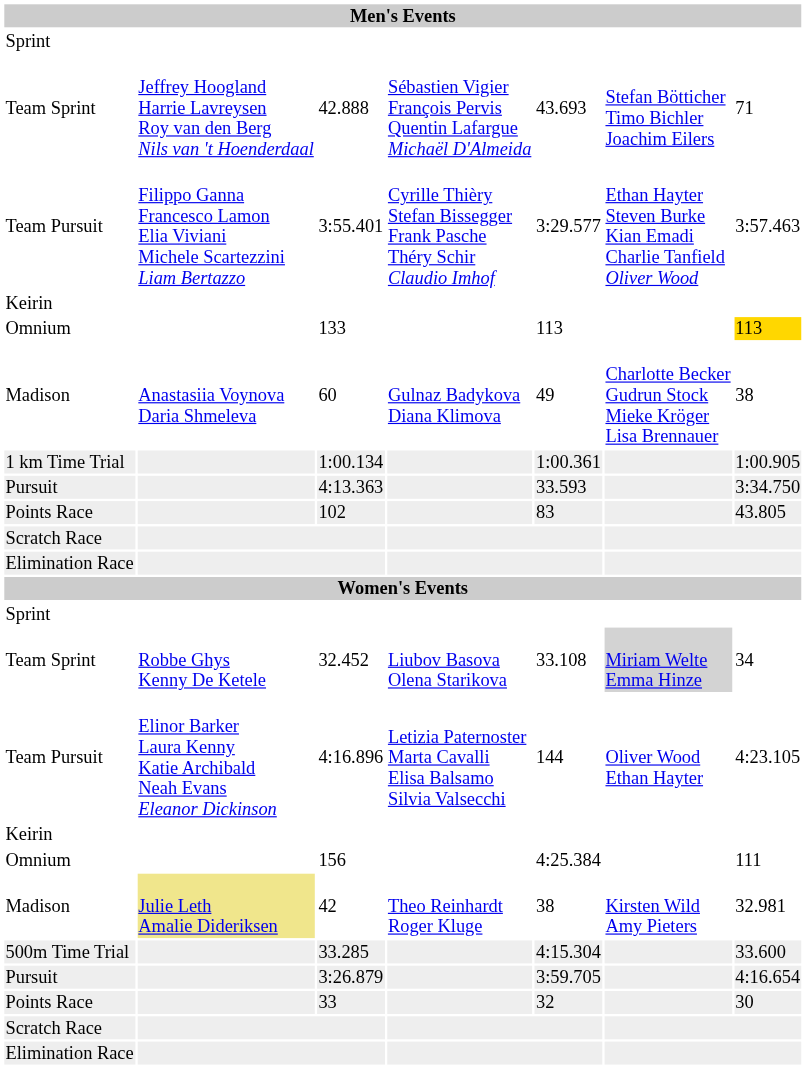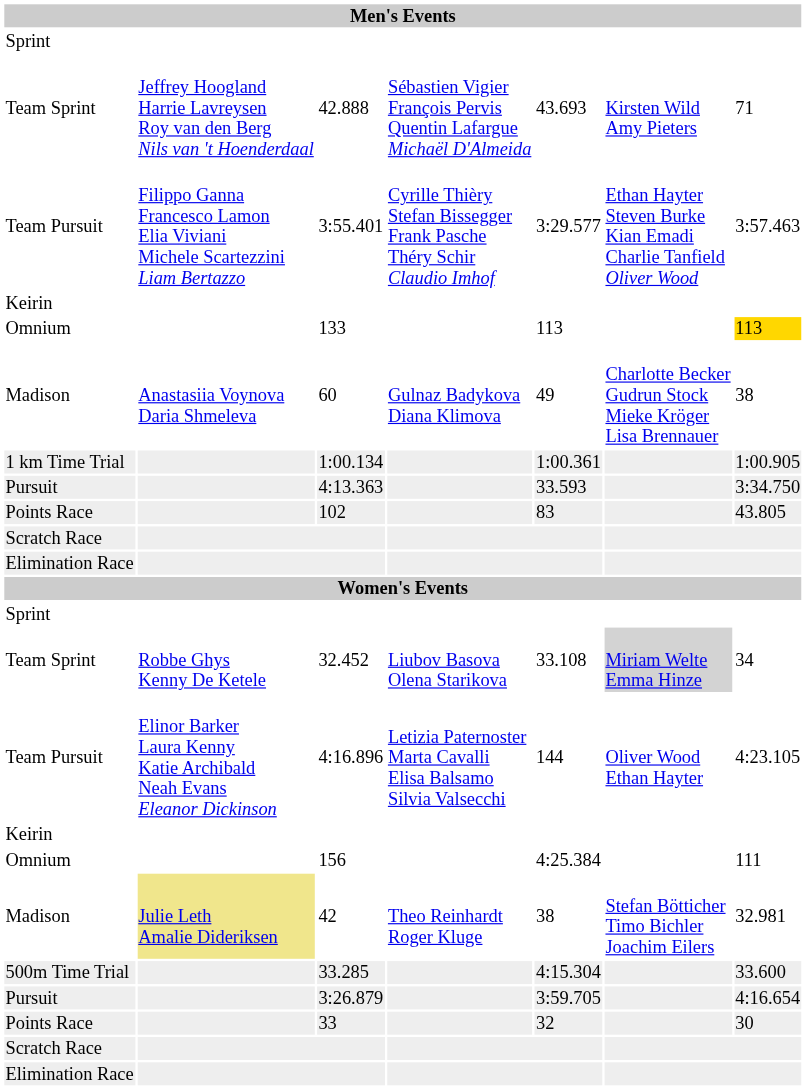(666, 118) Stefan Bötticher Timo Bichler Joachim Eilers -> (653, 118) Kirsten Wild Amy Pieters
(653, 916) Kirsten Wild Amy Pieters -> (666, 926) Stefan Bötticher Timo Bichler Joachim Eilers
